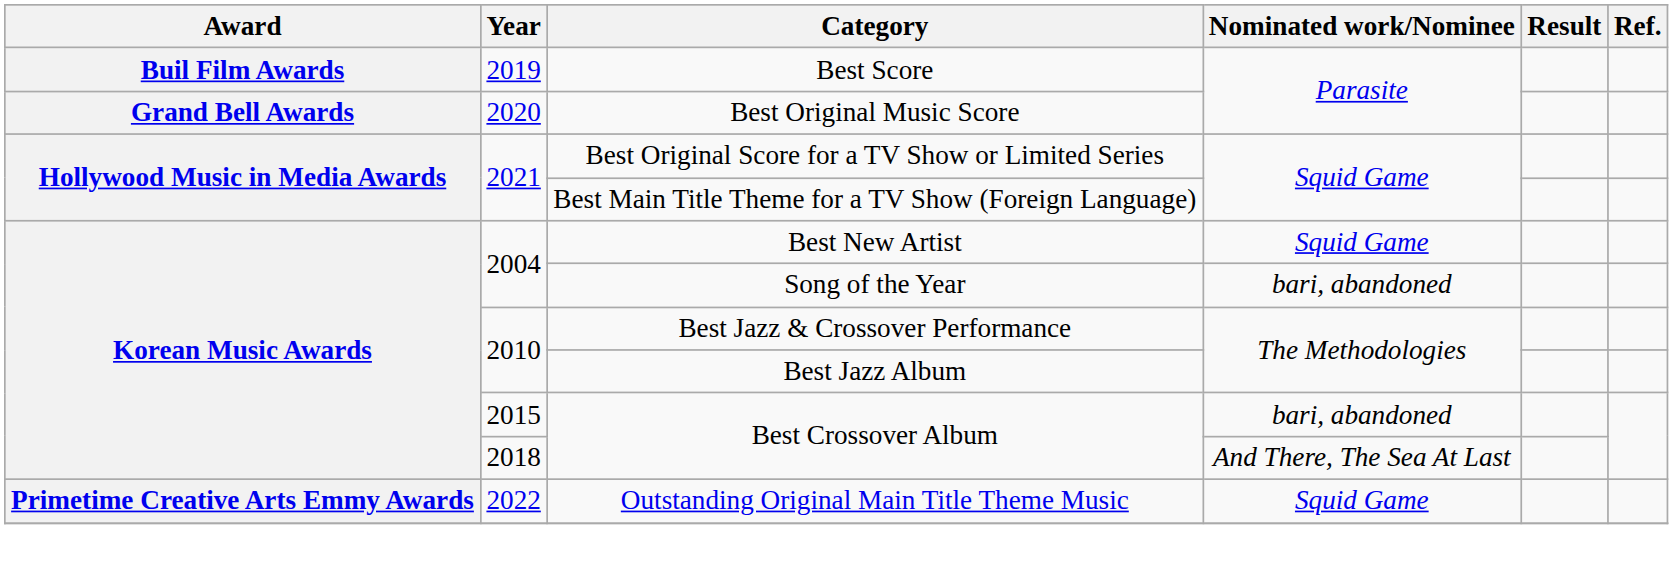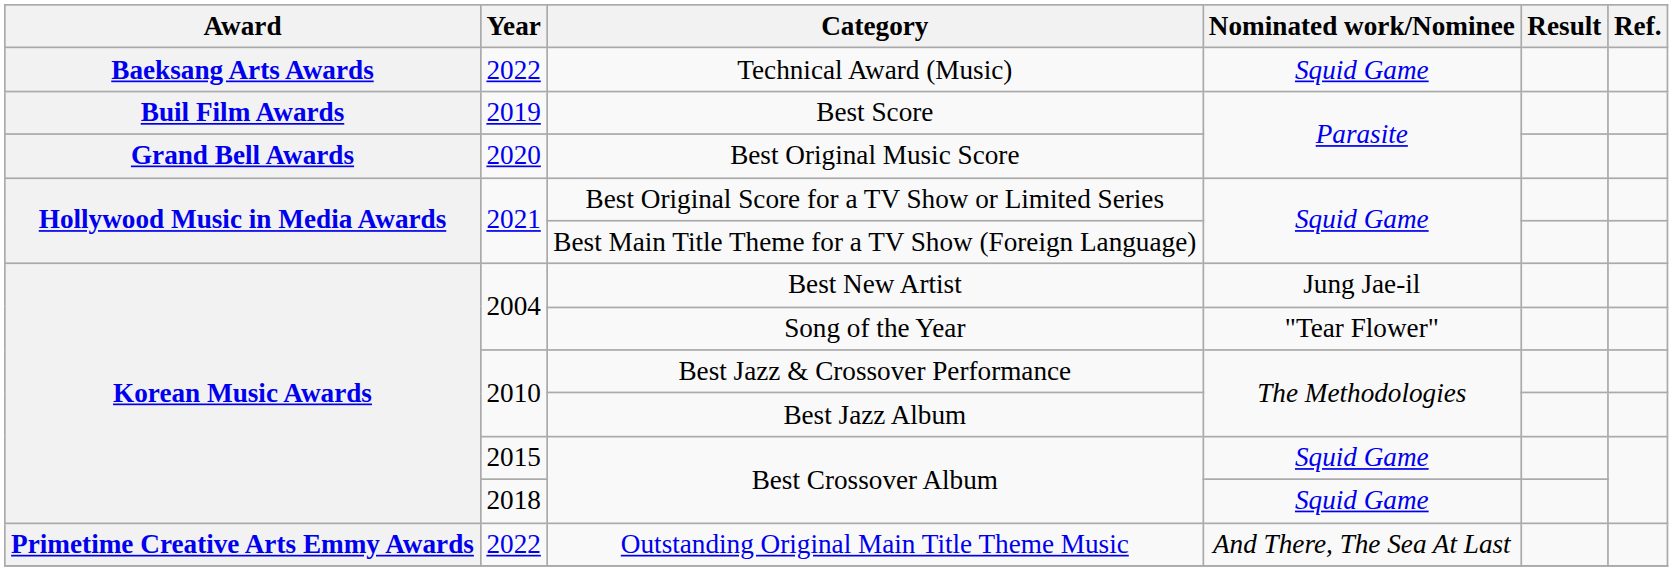+ row: (514, 69)
(1362, 241) Squid Game -> (1362, 284) Jung Jae-il
(1362, 284) bari, abandoned -> (1362, 328) "Tear Flower"
(1362, 414) bari, abandoned -> (1362, 457) Squid Game
(1362, 457) And There, The Sea At Last -> (1362, 500) Squid Game
(1362, 500) Squid Game -> (1362, 543) And There, The Sea At Last
